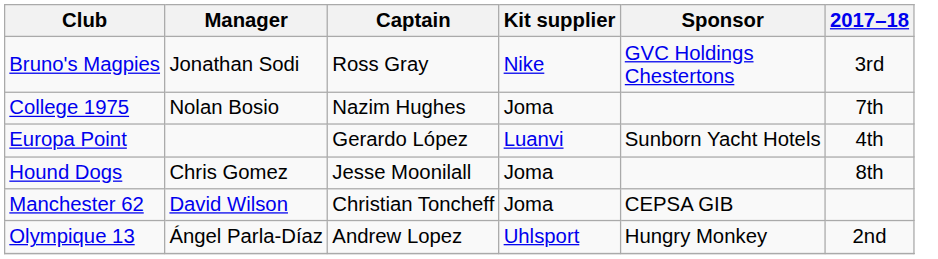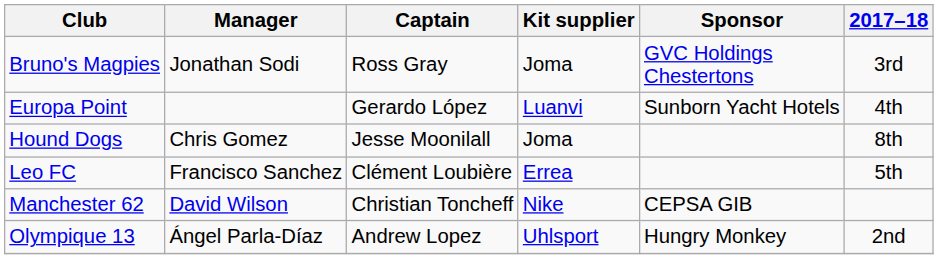(524, 64) Nike -> (548, 64) Joma
- row: (69, 107)
+ row: (43, 172)
(528, 204) Joma -> (543, 204) Nike
